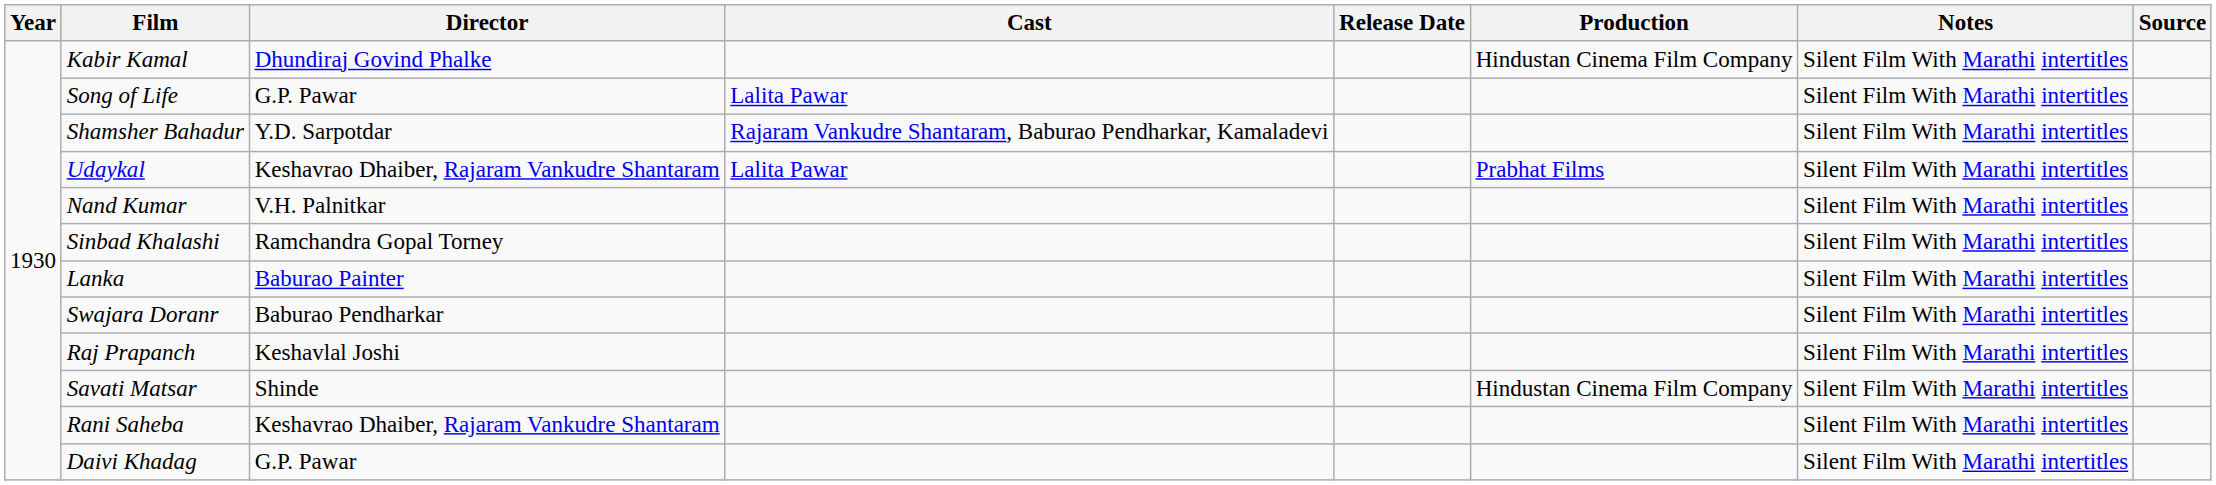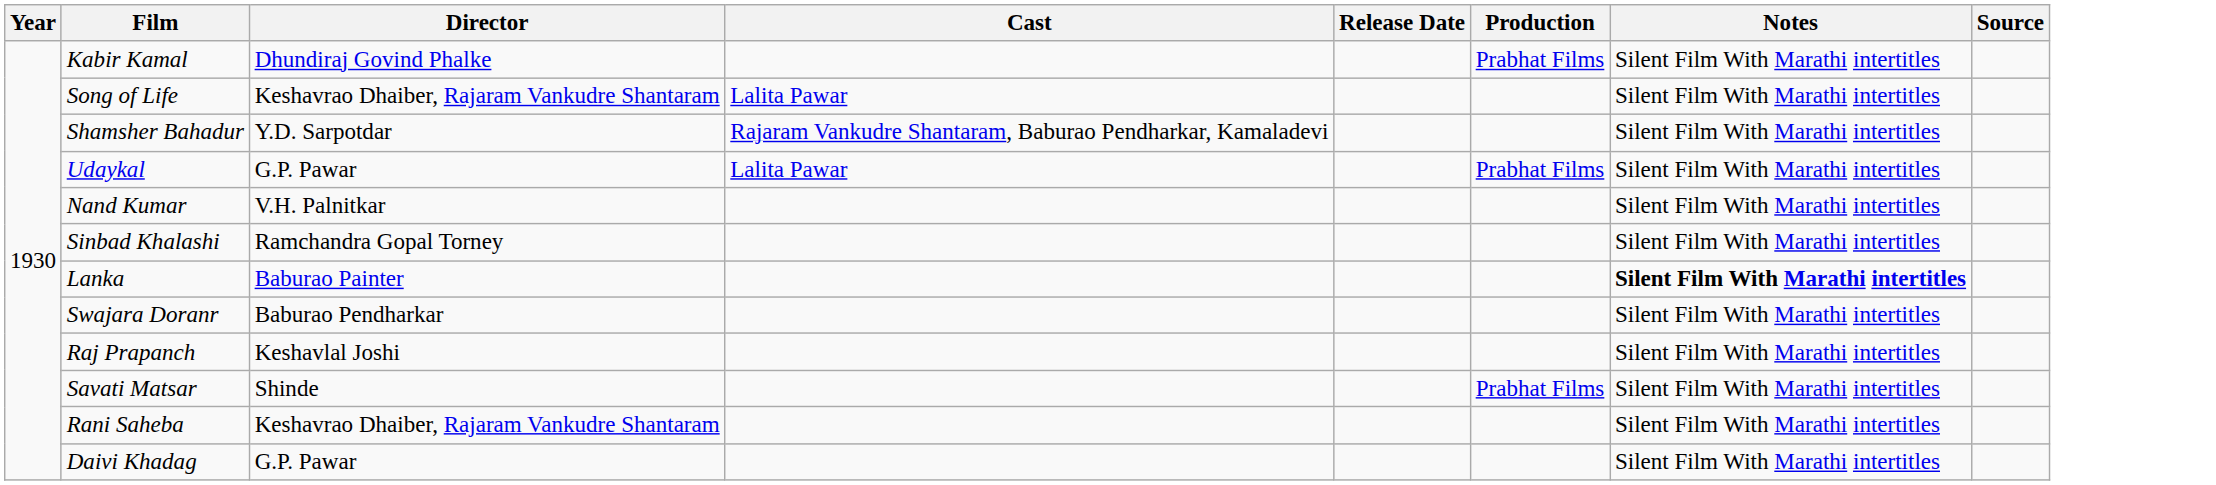(1634, 59) Hindustan Cinema Film Company -> (1540, 59) Prabhat Films
(306, 95) G.P. Pawar -> (487, 95) Keshavrao Dhaiber, Rajaram Vankudre Shantaram
(487, 168) Keshavrao Dhaiber, Rajaram Vankudre Shantaram -> (306, 168) G.P. Pawar
(1966, 278) normal -> (1791, 278) bold
(1634, 388) Hindustan Cinema Film Company -> (1540, 388) Prabhat Films
